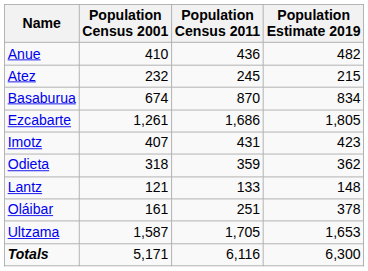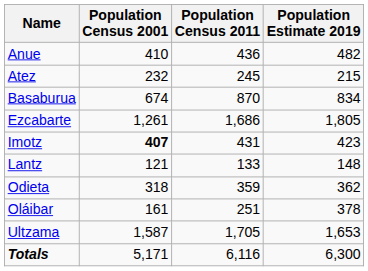(157, 143) normal -> (157, 143) bold
rows swapped: (25, 187) <-> (28, 165)
